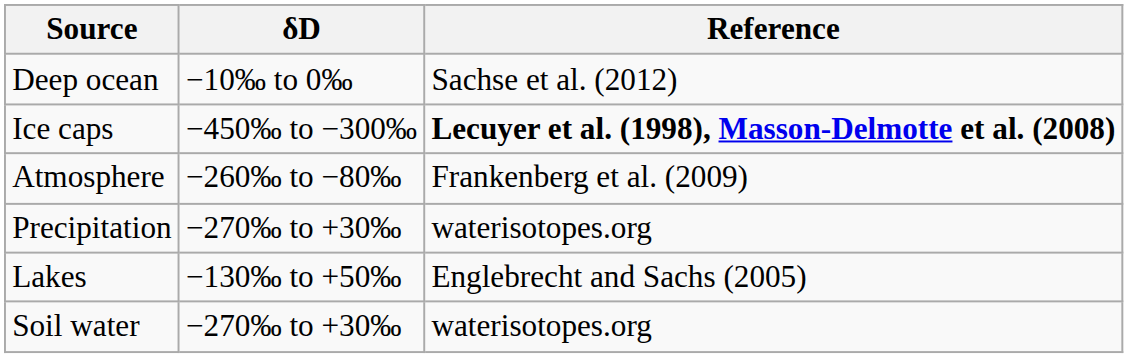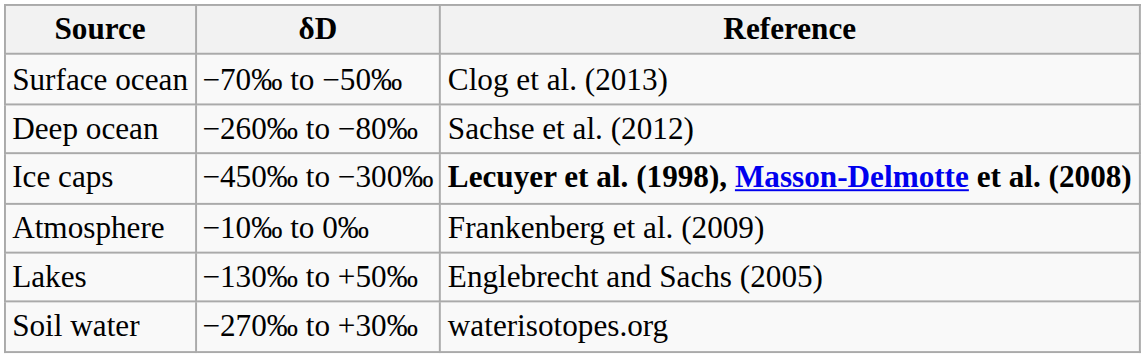+ row: (100, 78)
(269, 78) −10‰ to 0‰ -> (310, 128) −260‰ to −80‰
(294, 177) −260‰ to −80‰ -> (286, 227) −10‰ to 0‰
- row: (92, 227)
